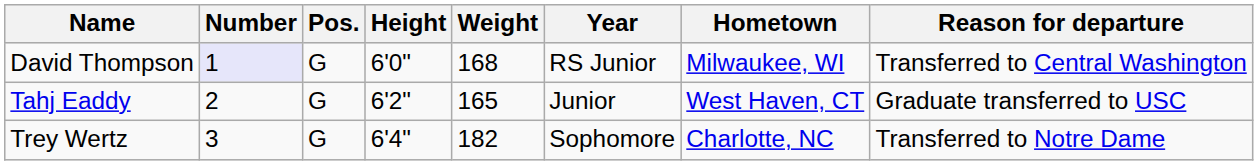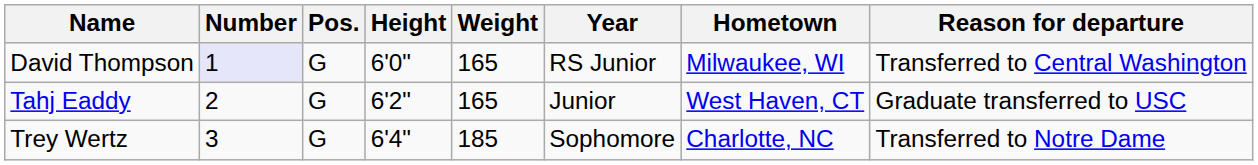(478, 62) 168 -> (478, 62) 165
(478, 139) 182 -> (478, 139) 185
